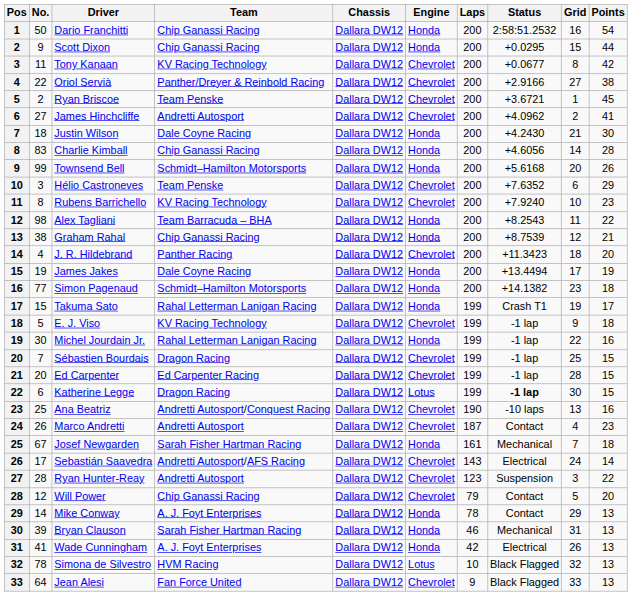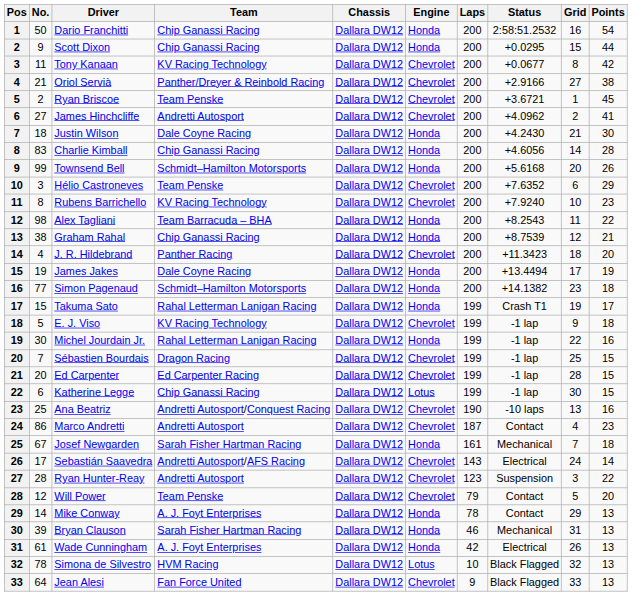(41, 82) 22 -> (41, 82) 21
(194, 392) Dragon Racing -> (208, 392) Chip Ganassi Racing
(525, 392) bold -> (525, 392) normal
(41, 427) 26 -> (41, 427) 86
(208, 496) Chip Ganassi Racing -> (190, 496) Team Penske
(41, 548) 41 -> (41, 548) 61
